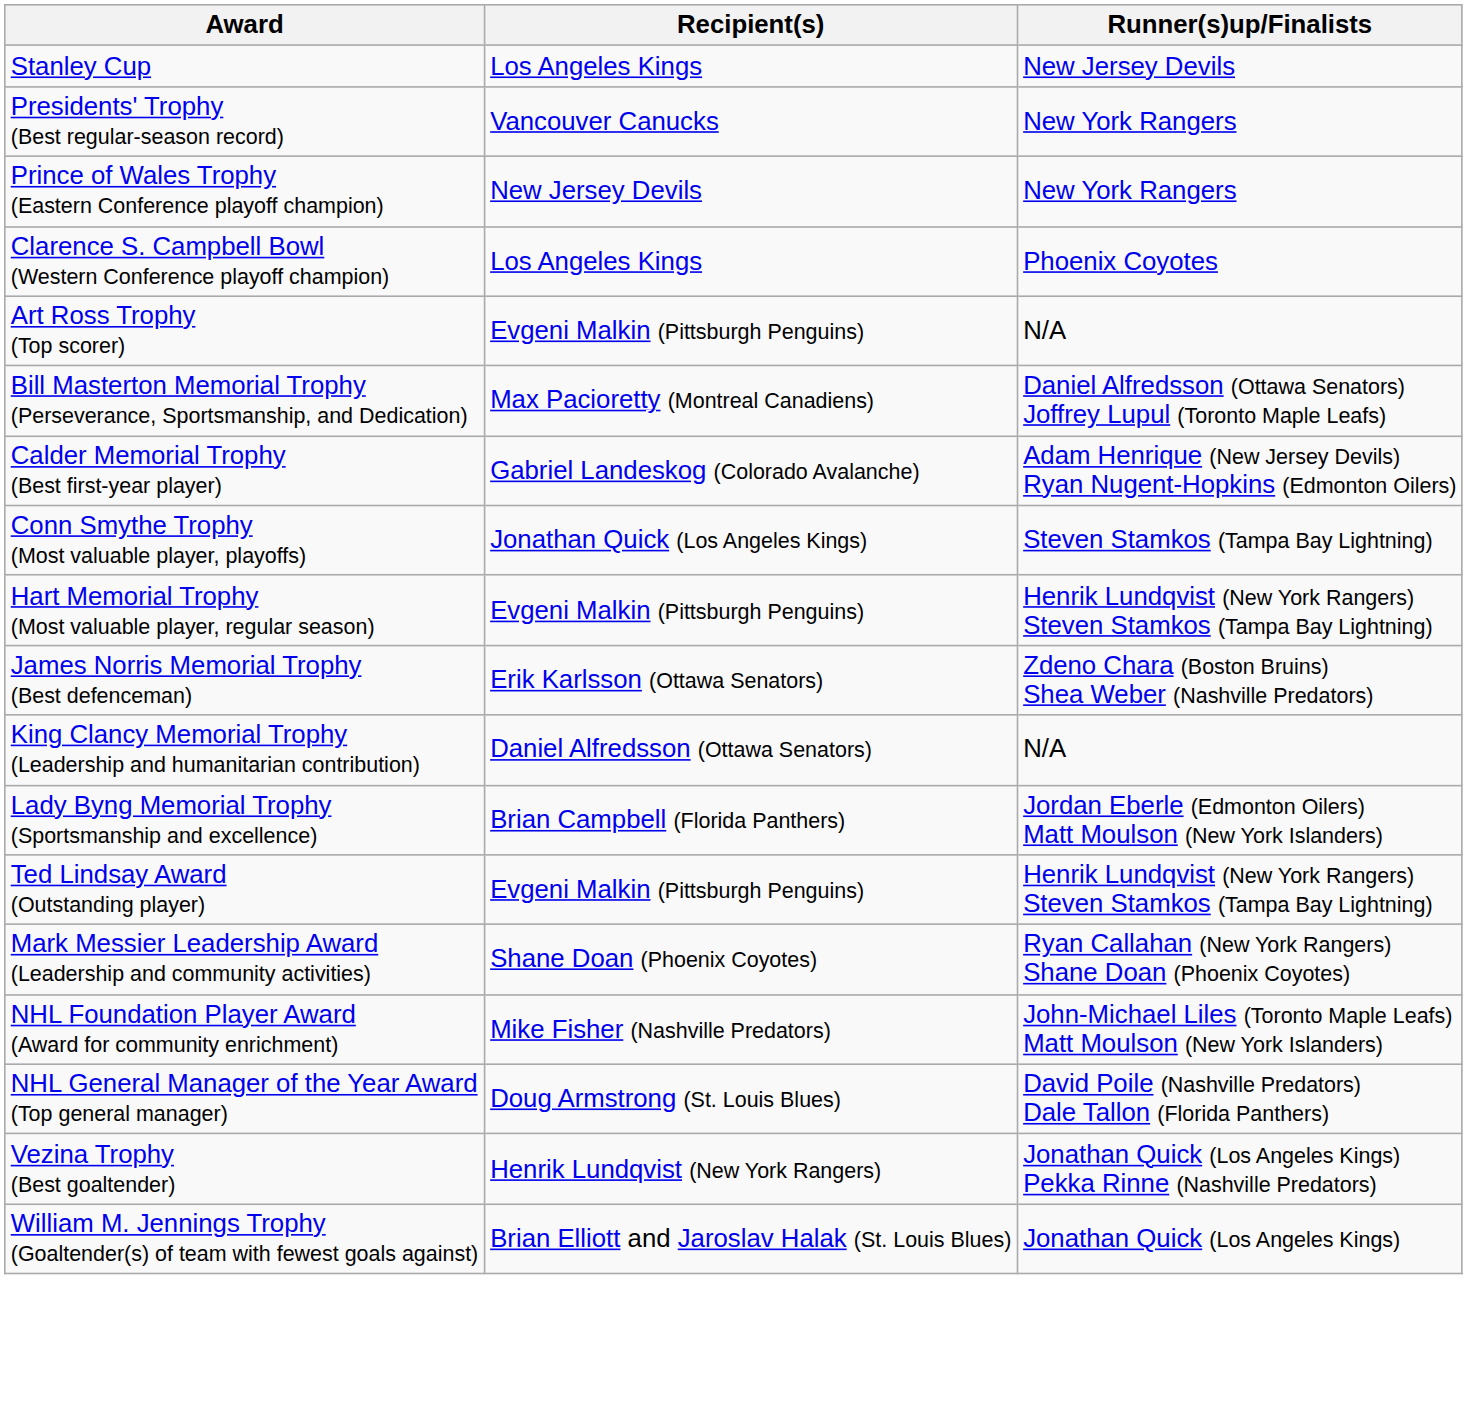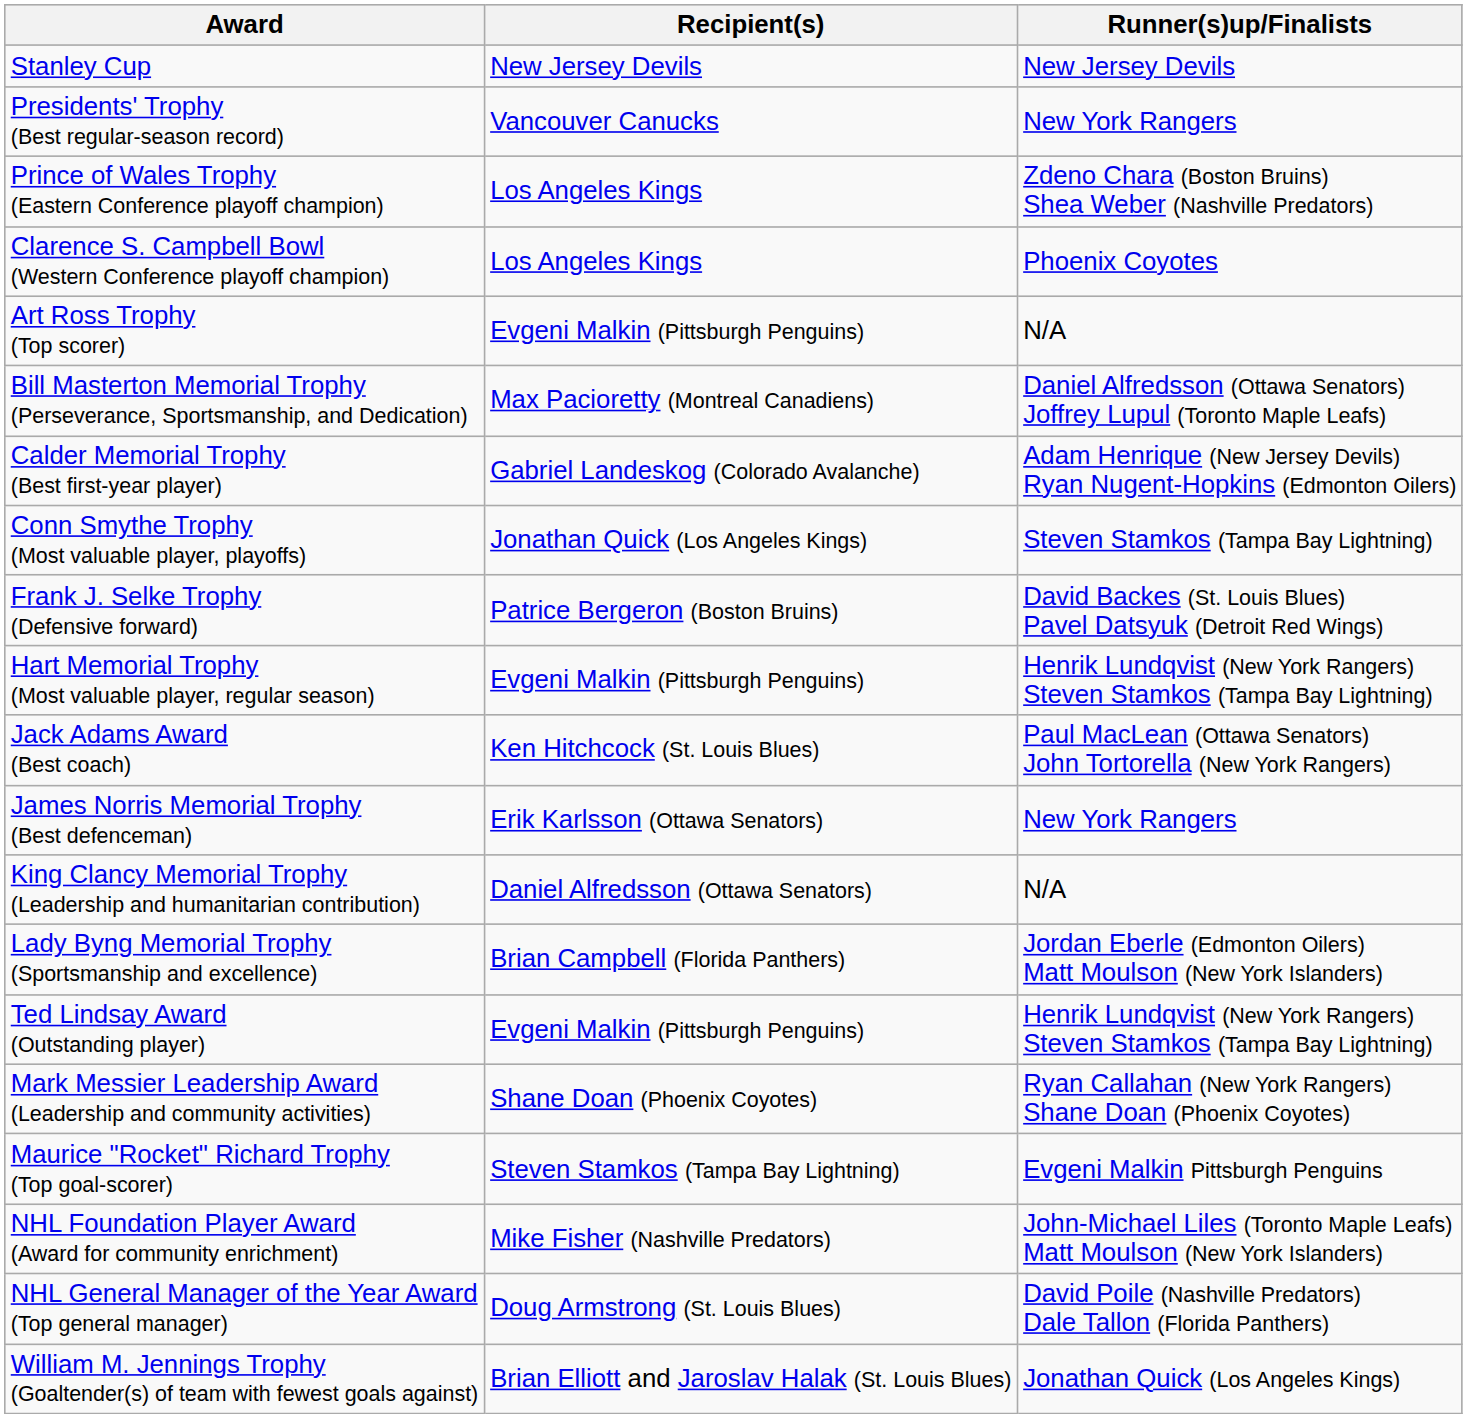(596, 65) Los Angeles Kings -> (596, 65) New Jersey Devils
(596, 190) New Jersey Devils -> (596, 190) Los Angeles Kings
(1130, 190) New York Rangers -> (1198, 190) Zdeno Chara (Boston Bruins) Shea Weber (Nashville Predators)
+ row: (136, 609)
+ row: (119, 749)
(1198, 679) Zdeno Chara (Boston Bruins) Shea Weber (Nashville Predators) -> (1130, 819) New York Rangers
+ row: (200, 1168)
- row: (93, 1168)
